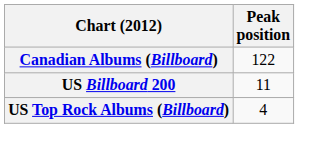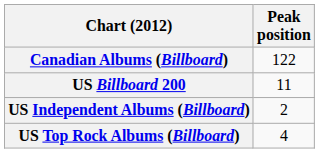+ row: (129, 110)
